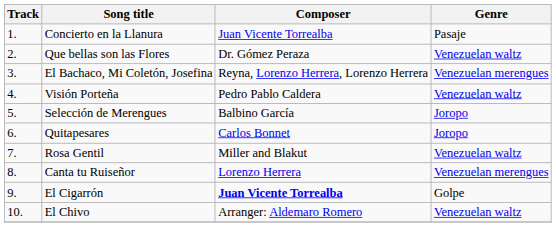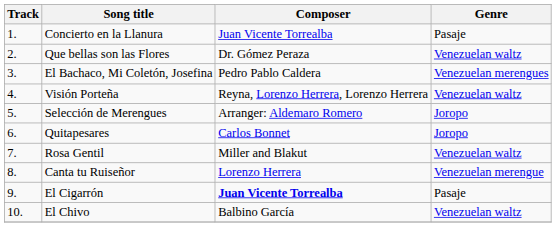(323, 73) Reyna, Lorenzo Herrera, Lorenzo Herrera -> (269, 73) Pedro Pablo Caldera
(269, 93) Pedro Pablo Caldera -> (323, 93) Reyna, Lorenzo Herrera, Lorenzo Herrera
(256, 113) Balbino García -> (290, 113) Arranger: Aldemaro Romero
(491, 172) Venezuelan merengues -> (489, 172) Venezuelan merengue
(449, 192) Golpe -> (450, 192) Pasaje
(290, 212) Arranger: Aldemaro Romero -> (256, 212) Balbino García
